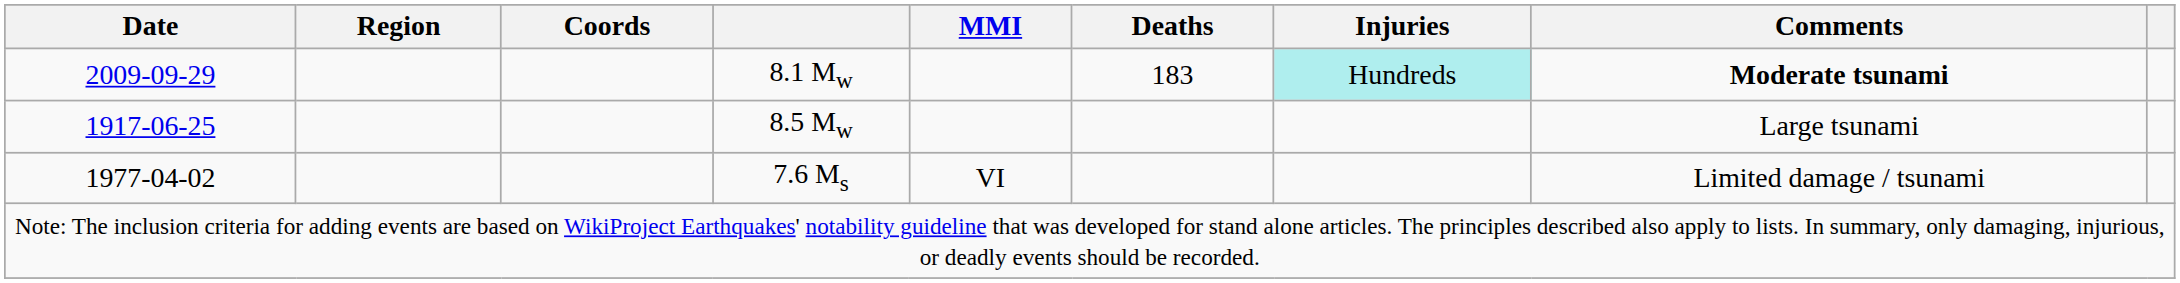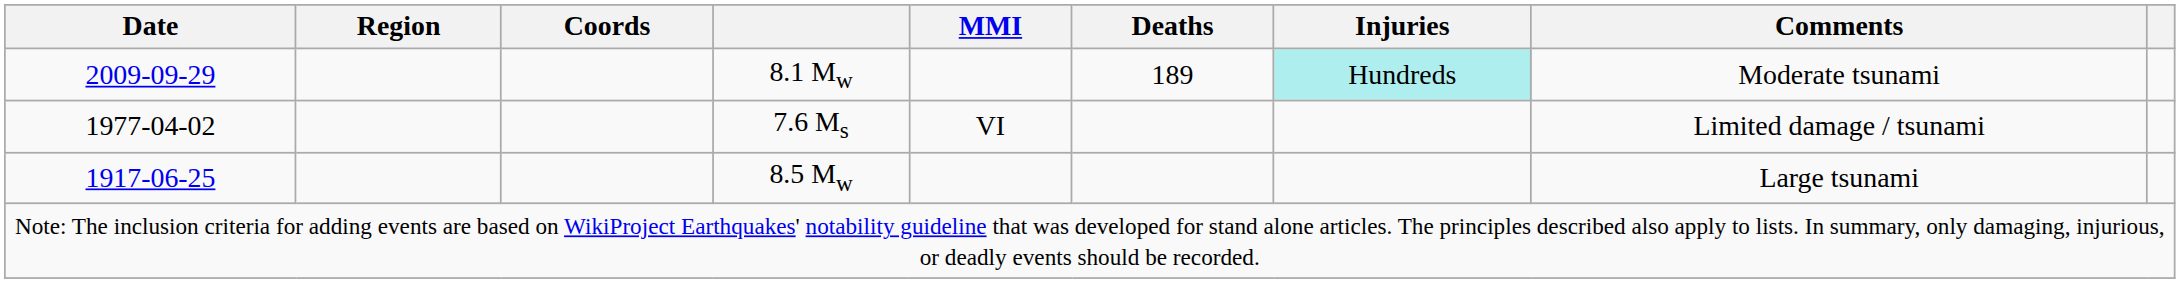(1172, 74) 183 -> (1172, 74) 189
(1839, 74) bold -> (1839, 74) normal
rows swapped: (811, 177) <-> (811, 125)
